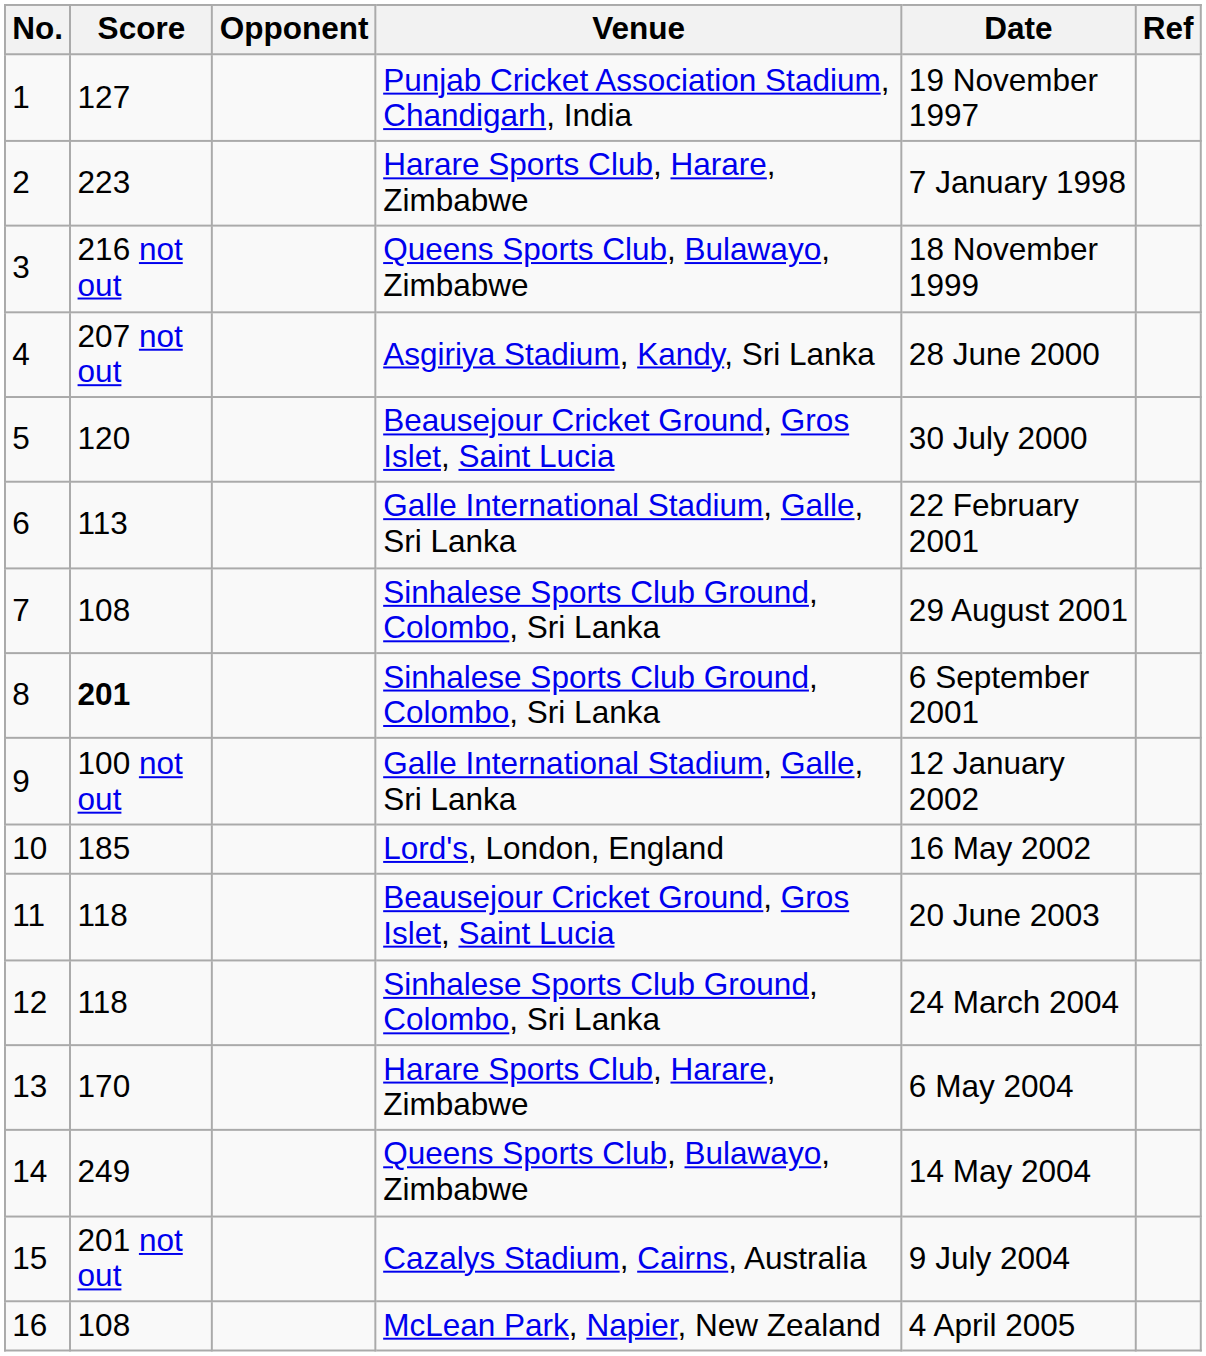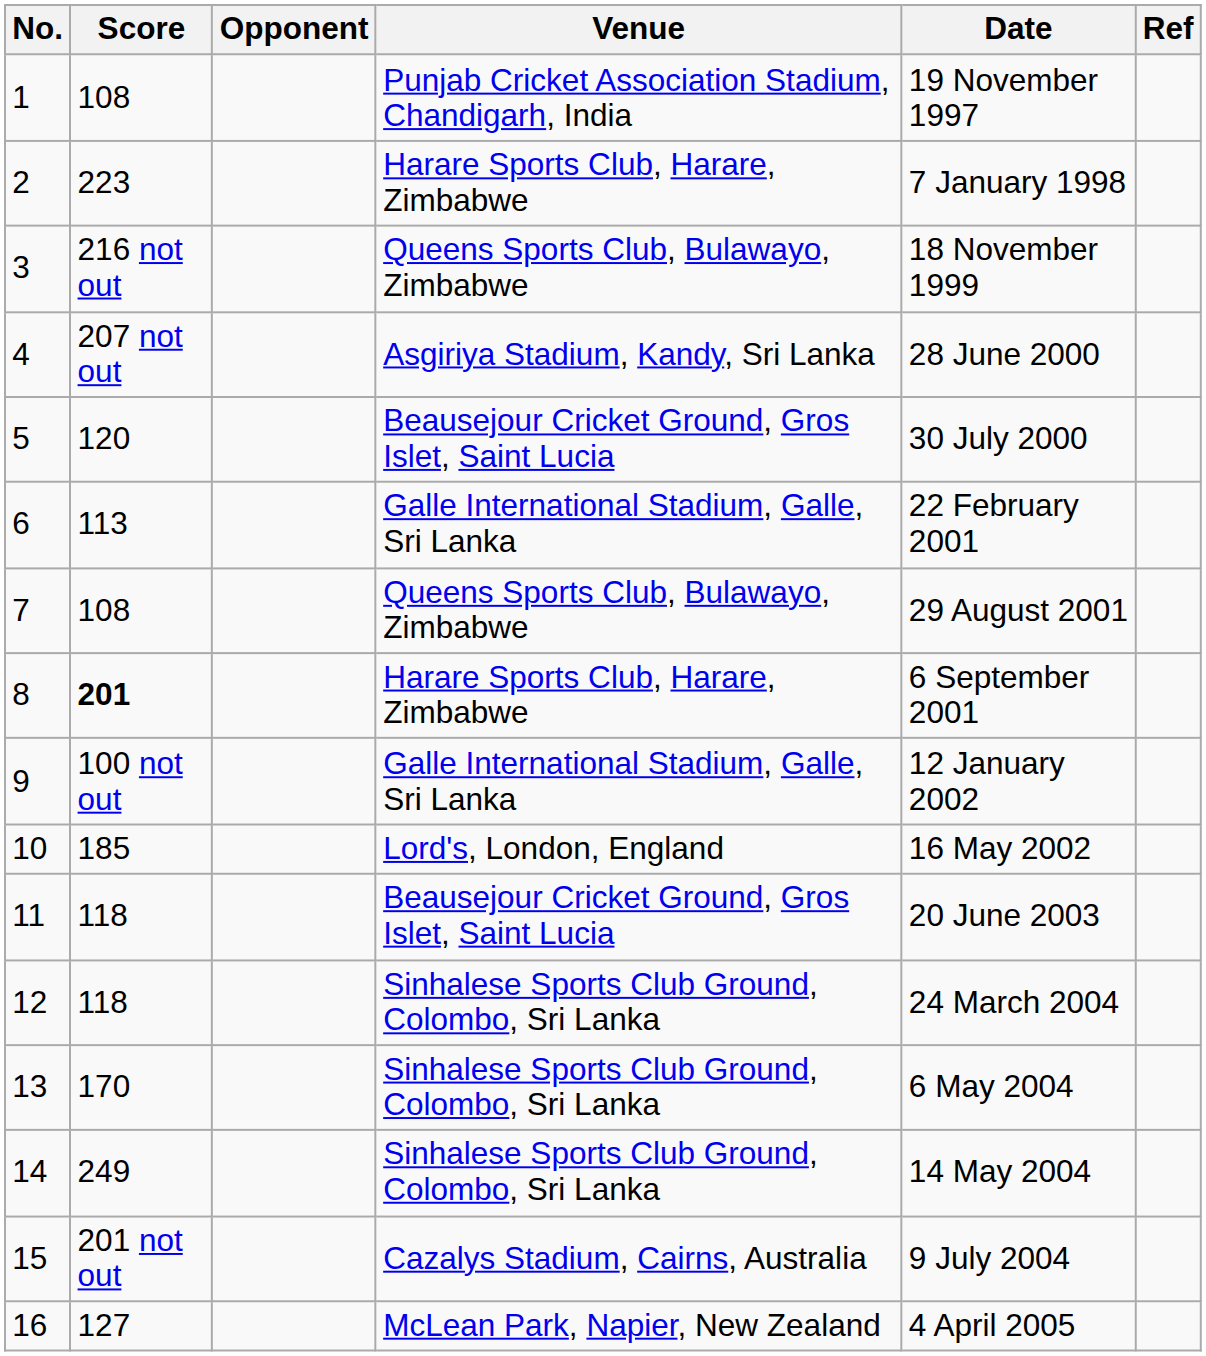(104, 97) 127 -> (104, 97) 108
(600, 609) Sinhalese Sports Club Ground, Colombo, Sri Lanka -> (607, 609) Queens Sports Club, Bulawayo, Zimbabwe
(600, 695) Sinhalese Sports Club Ground, Colombo, Sri Lanka -> (579, 695) Harare Sports Club, Harare, Zimbabwe
(579, 1087) Harare Sports Club, Harare, Zimbabwe -> (600, 1087) Sinhalese Sports Club Ground, Colombo, Sri Lanka
(607, 1172) Queens Sports Club, Bulawayo, Zimbabwe -> (600, 1172) Sinhalese Sports Club Ground, Colombo, Sri Lanka
(104, 1325) 108 -> (104, 1325) 127
